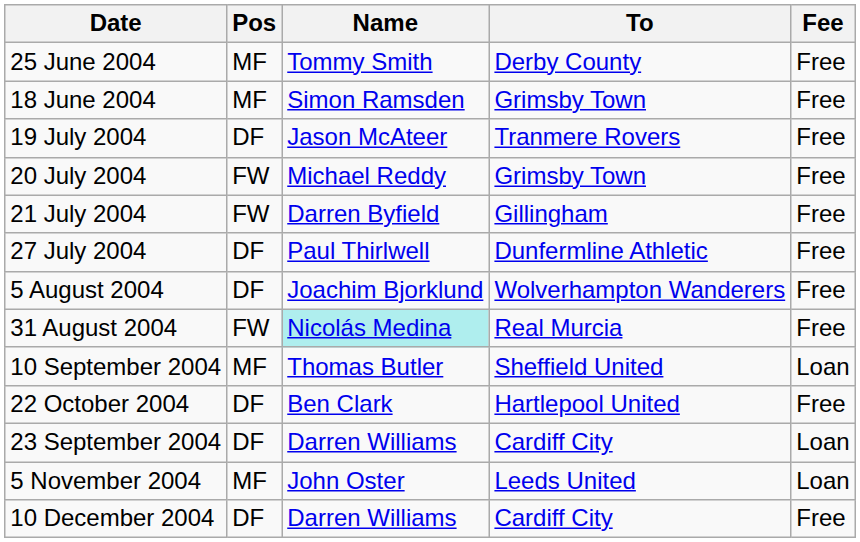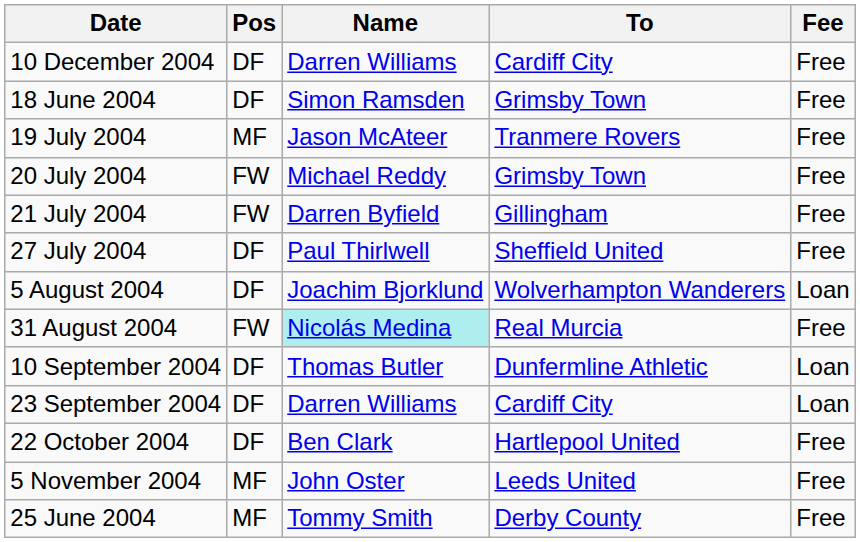rows swapped: (83, 61) <-> (112, 518)
(249, 99) MF -> (248, 99) DF
(248, 137) DF -> (249, 137) MF
(601, 251) Dunfermline Athletic -> (579, 251) Sheffield United
(821, 289) Free -> (823, 289) Loan
(249, 366) MF -> (248, 366) DF
(579, 366) Sheffield United -> (601, 366) Dunfermline Athletic
rows swapped: (116, 442) <-> (100, 404)
(823, 480) Loan -> (821, 480) Free
